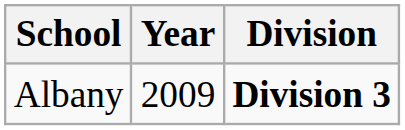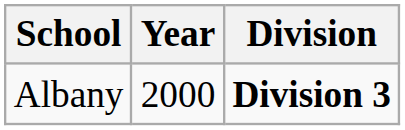(178, 93) 2009 -> (178, 93) 2000
